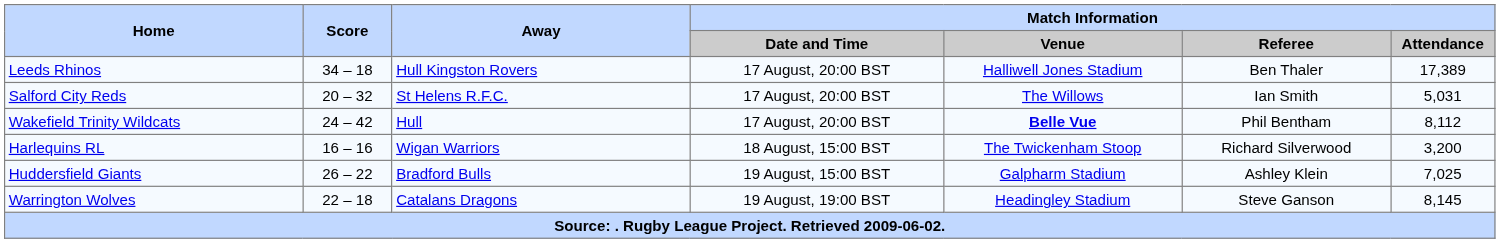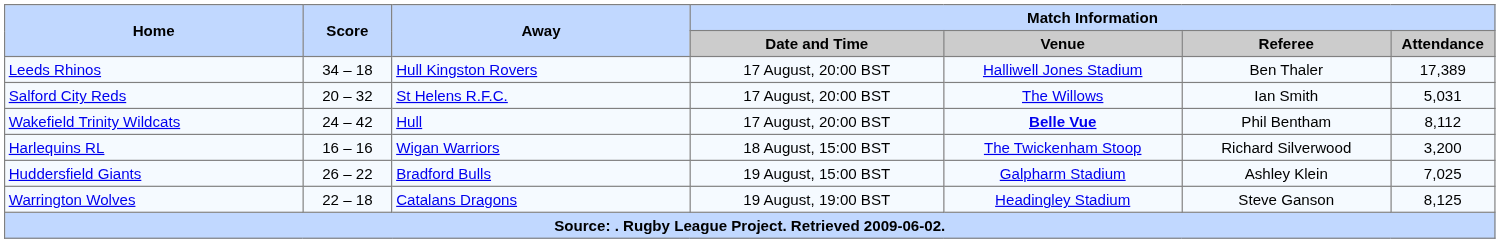(1443, 199) 8,145 -> (1443, 199) 8,125
